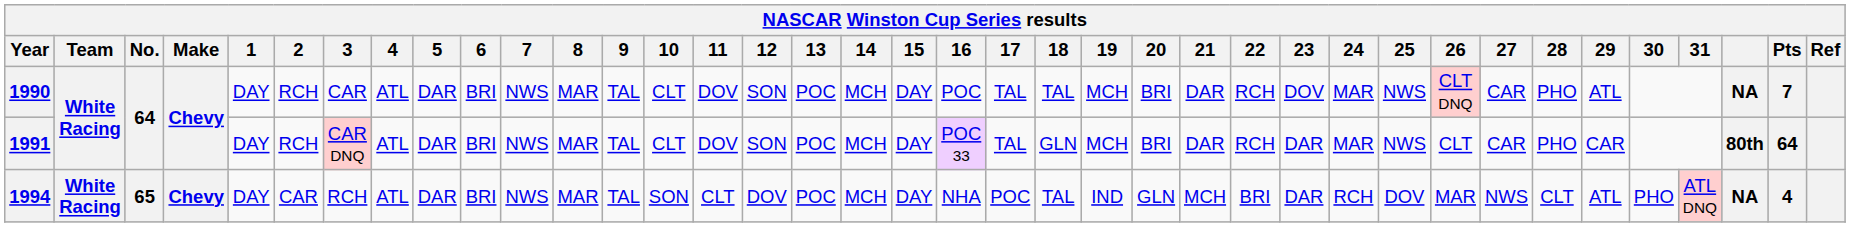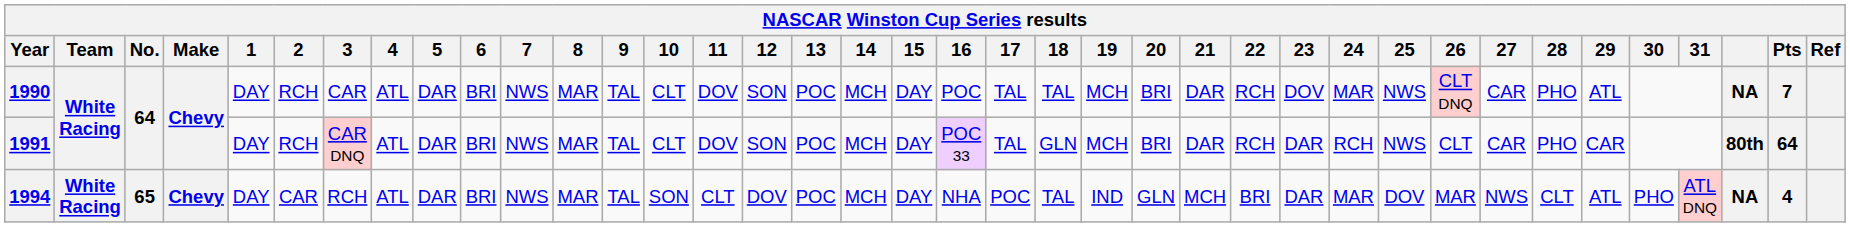(1353, 144) MAR -> (1353, 144) RCH
(1353, 196) RCH -> (1353, 196) MAR
